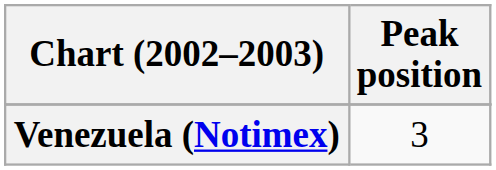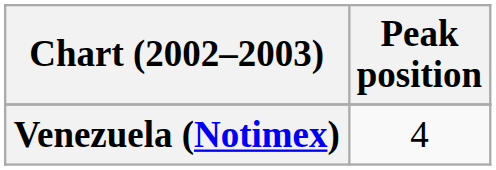(419, 134) 3 -> (419, 134) 4
